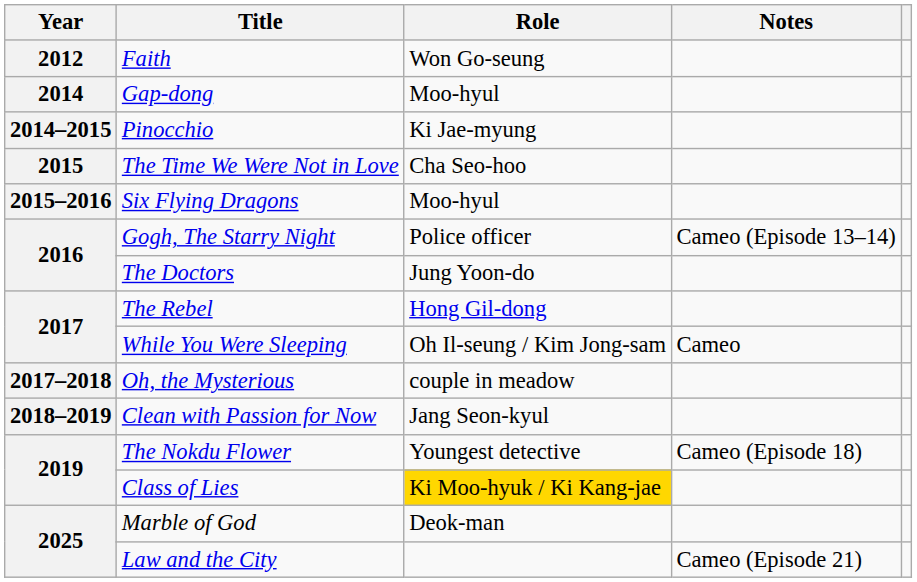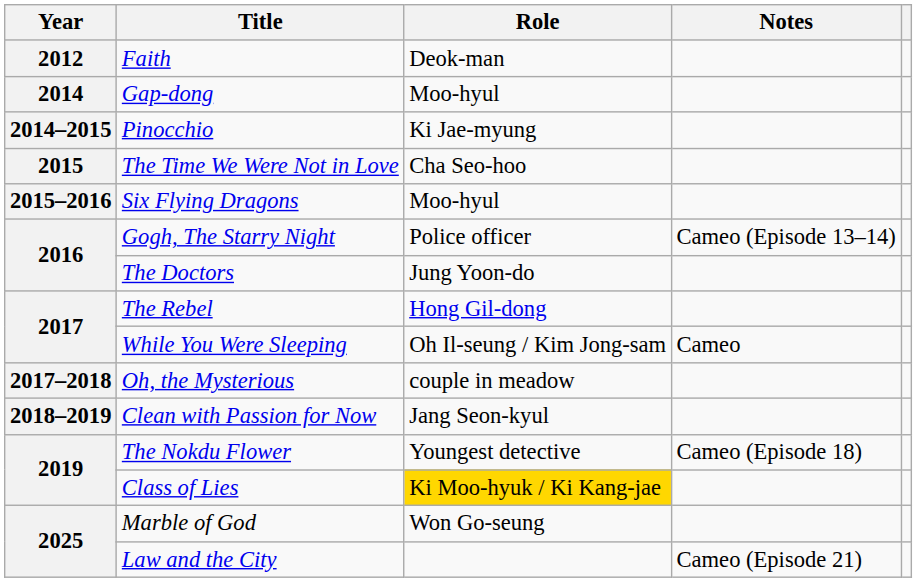(477, 58) Won Go-seung -> (457, 58) Deok-man
(457, 523) Deok-man -> (477, 523) Won Go-seung
